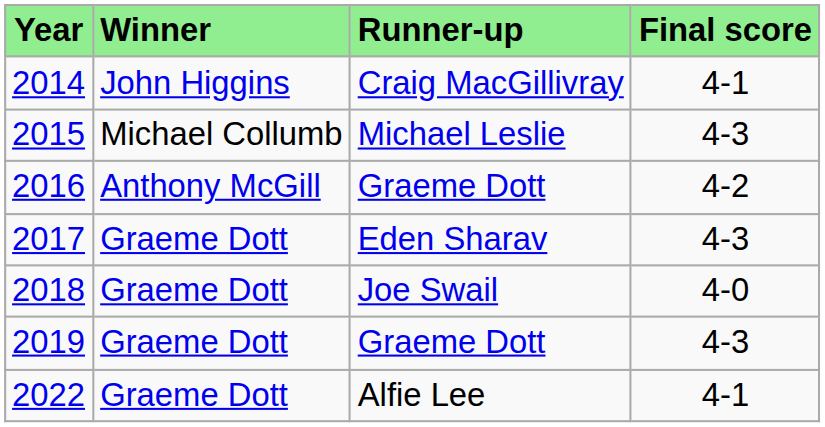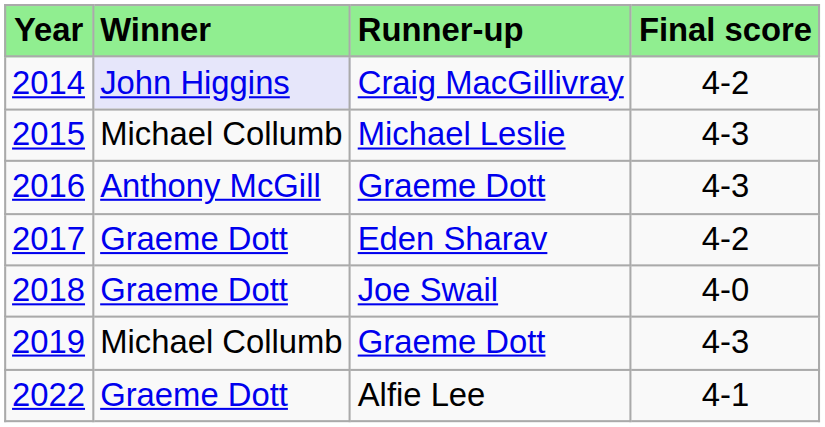(195, 82) no background -> (195, 82) lavender background
(725, 82) 4-1 -> (725, 82) 4-2
(725, 186) 4-2 -> (725, 186) 4-3
(725, 238) 4-3 -> (725, 238) 4-2
(194, 342) Graeme Dott -> (221, 342) Michael Collumb
